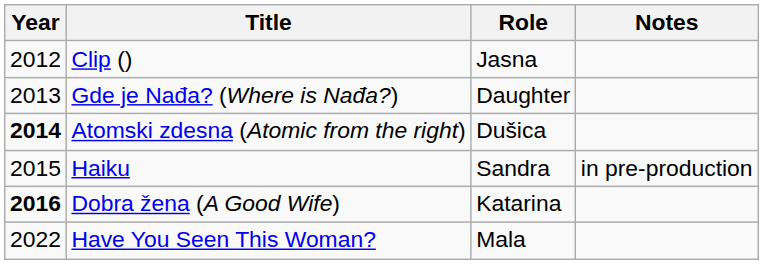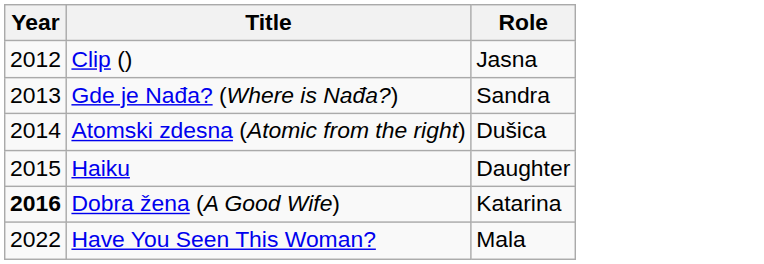- column: (667, 22)
(523, 95) Daughter -> (513, 95) Sandra
(35, 131) bold -> (35, 131) normal
(513, 167) Sandra -> (523, 167) Daughter
